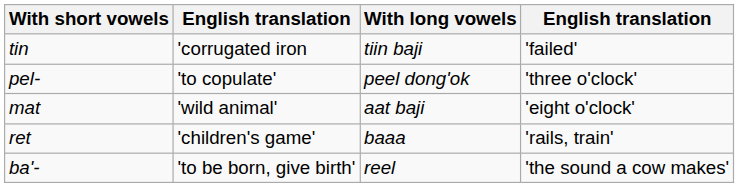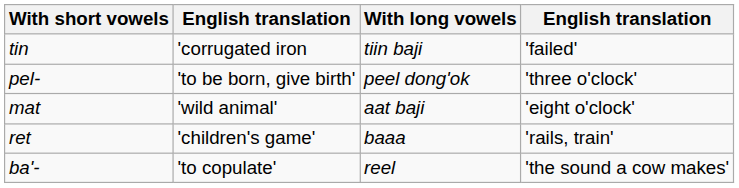(227, 78) 'to copulate' -> (266, 78) 'to be born, give birth'
(266, 167) 'to be born, give birth' -> (227, 167) 'to copulate'
